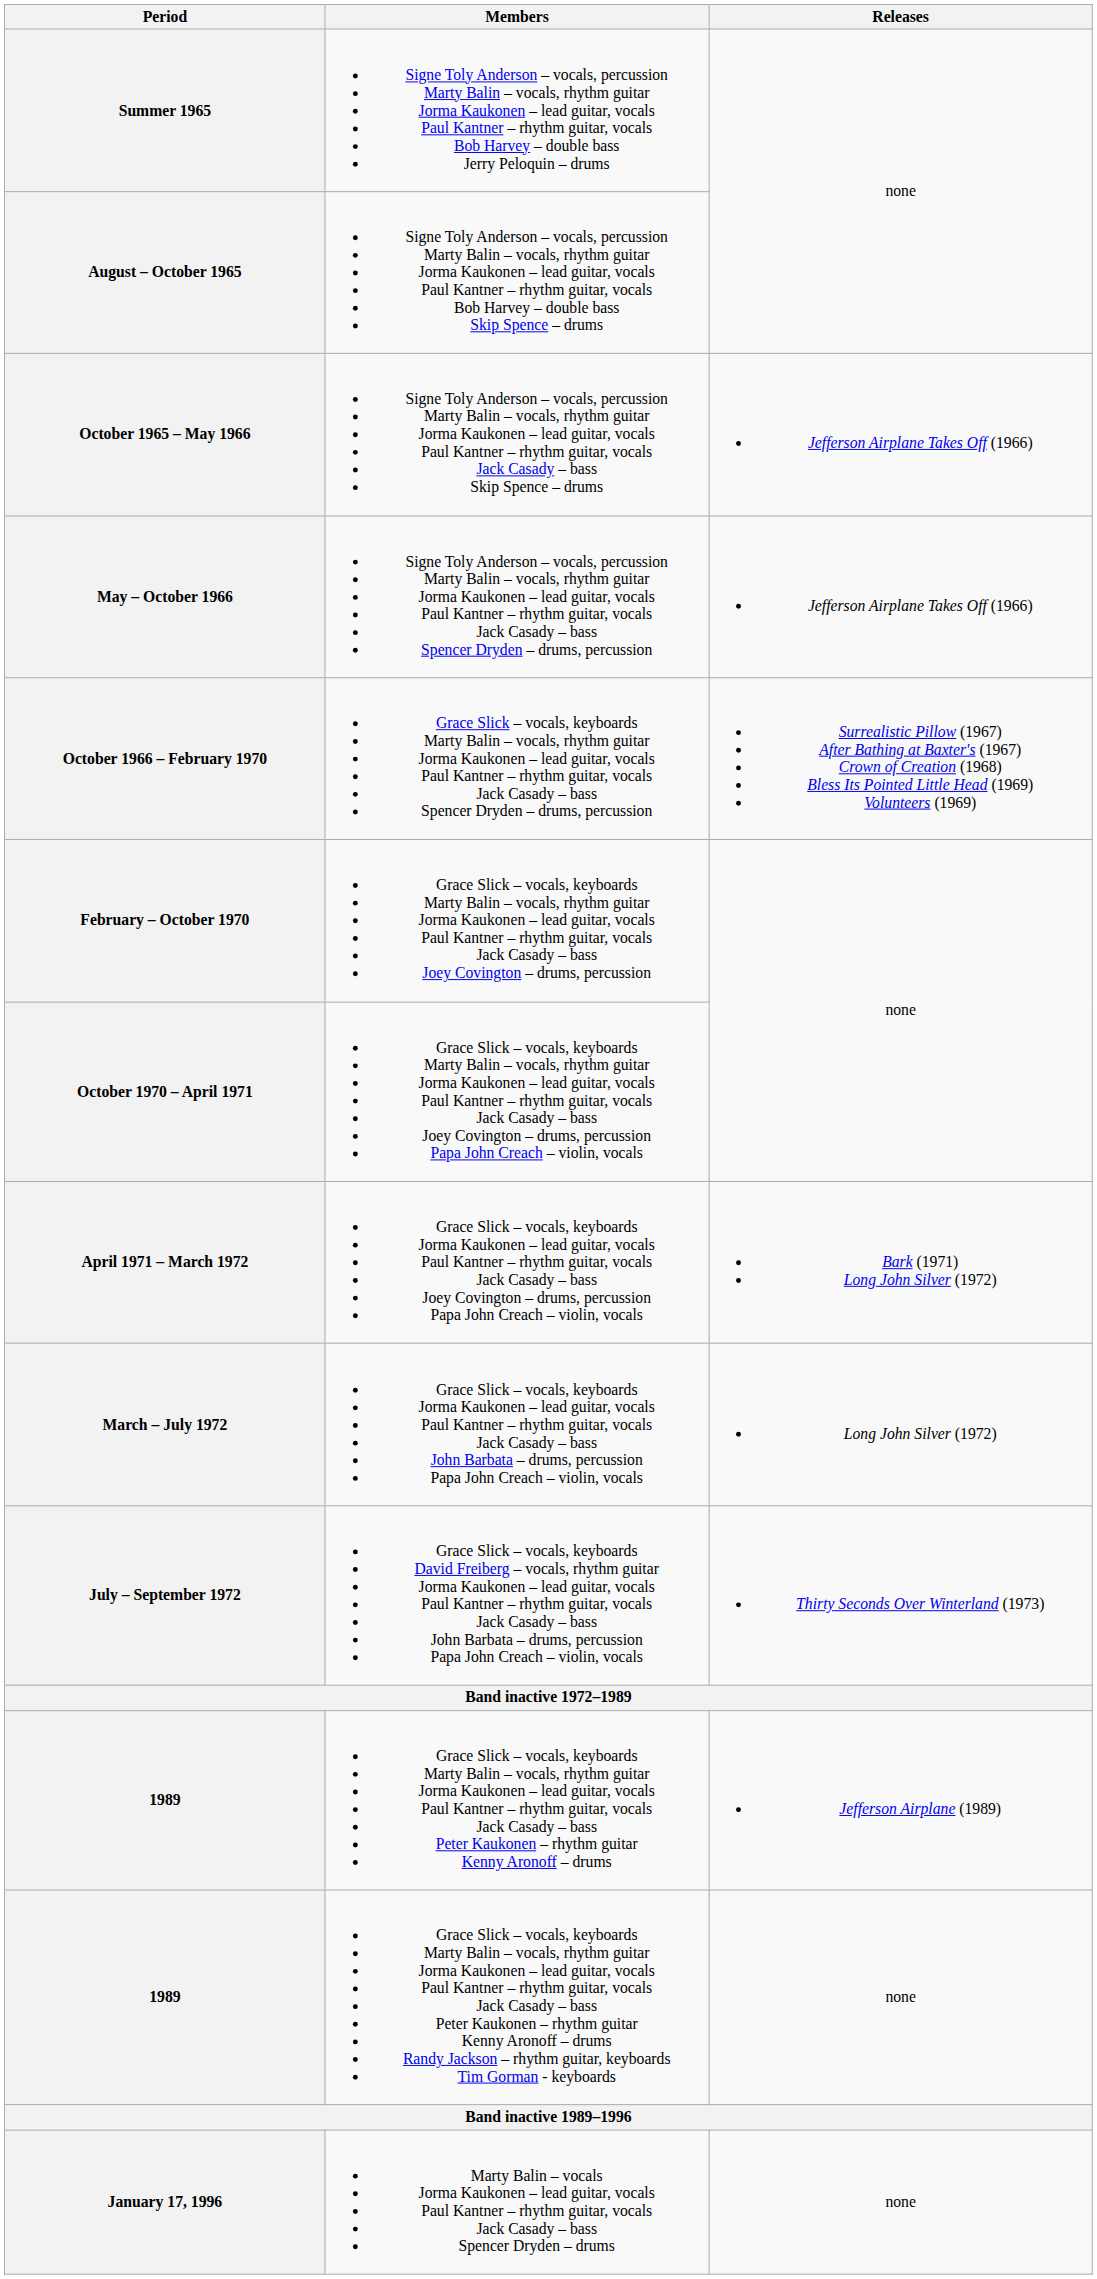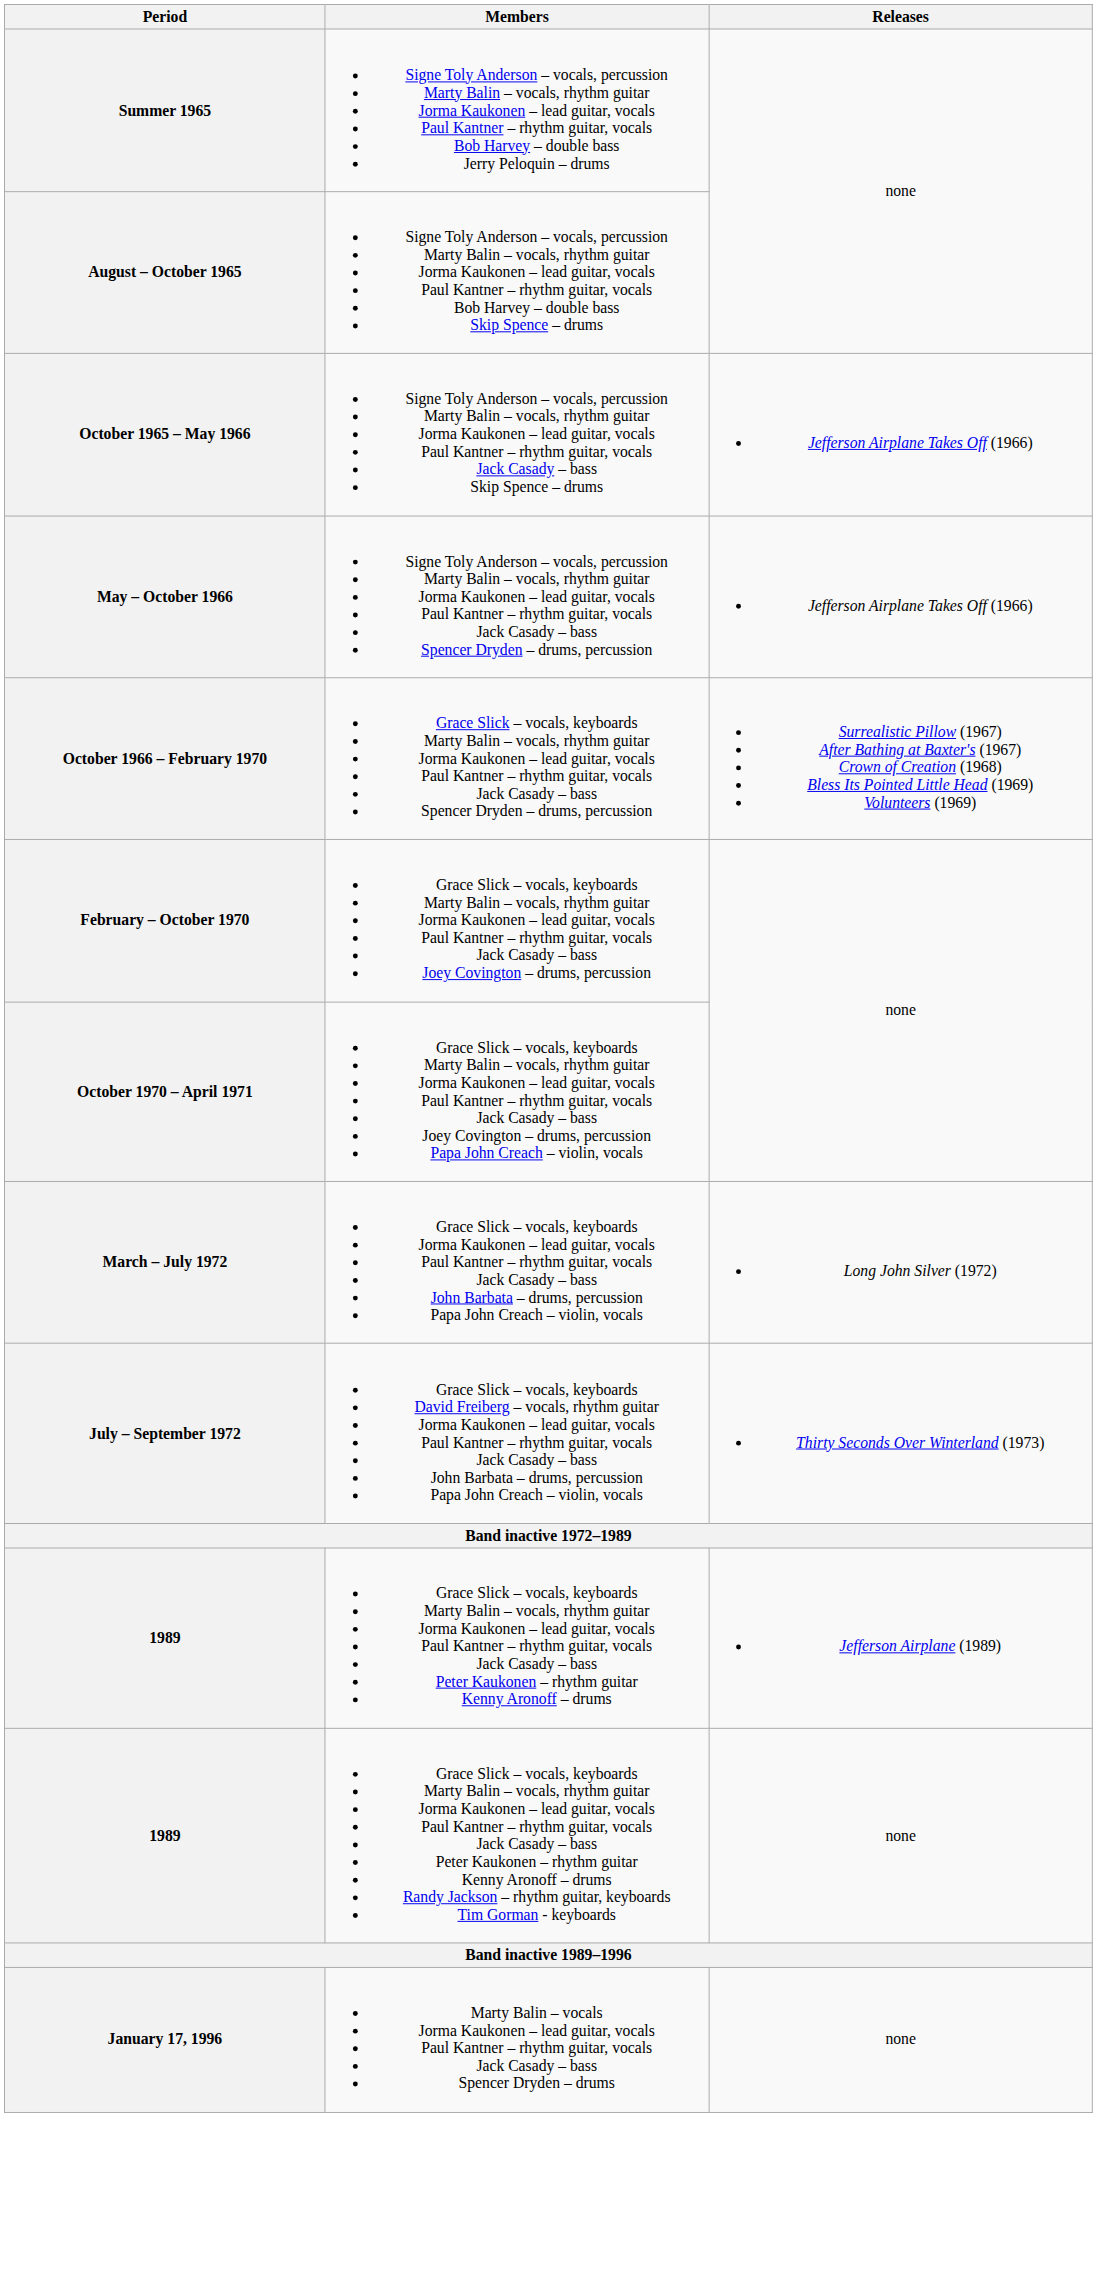- row: (165, 1262)
